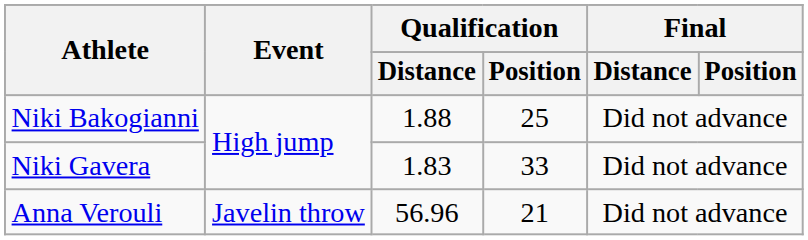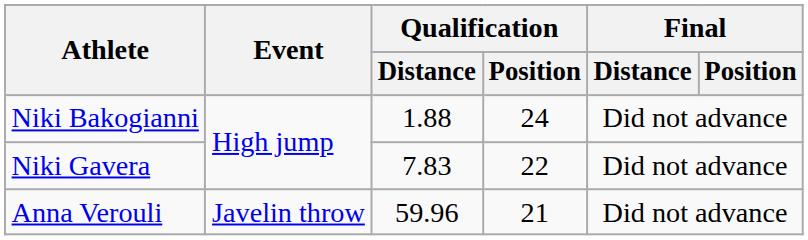(535, 118) 25 -> (535, 118) 24
(427, 165) 1.83 -> (427, 165) 7.83
(535, 165) 33 -> (535, 165) 22
(427, 211) 56.96 -> (427, 211) 59.96
